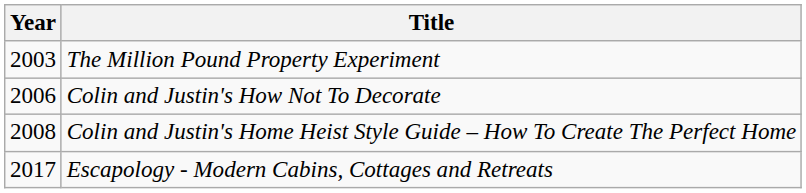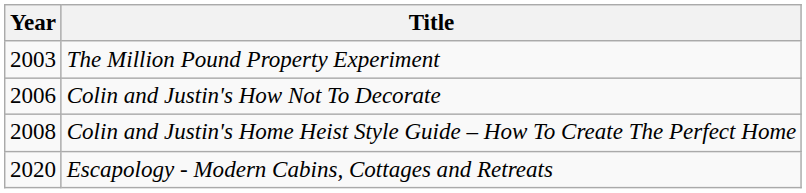(33, 168) 2017 -> (33, 168) 2020
